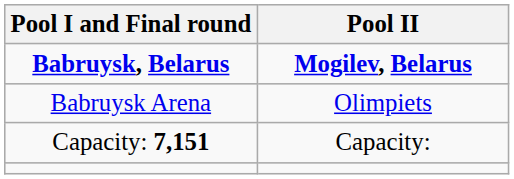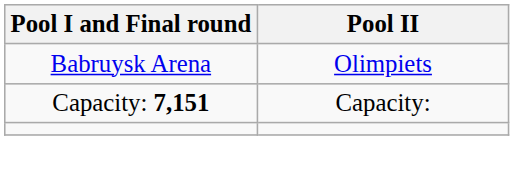- row: (131, 63)
